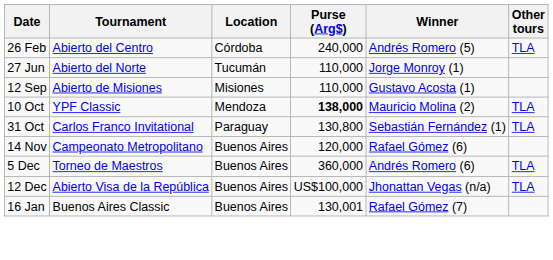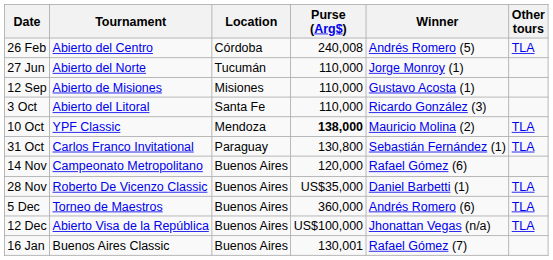(341, 48) 240,000 -> (341, 48) 240,008
+ row: (22, 107)
+ row: (27, 186)
